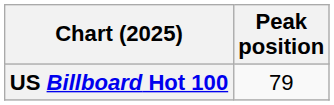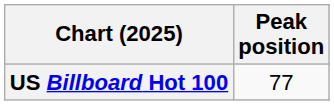(281, 81) 79 -> (281, 81) 77
